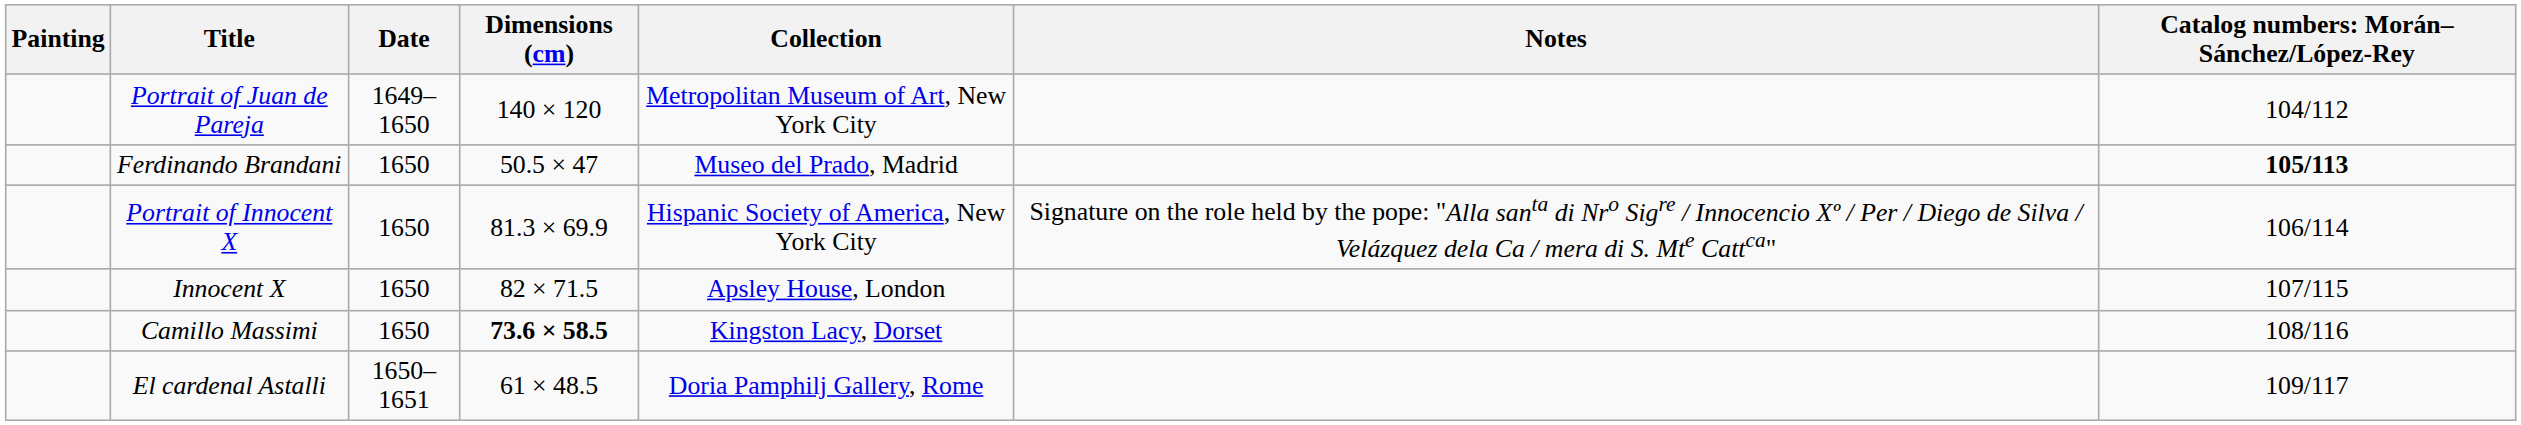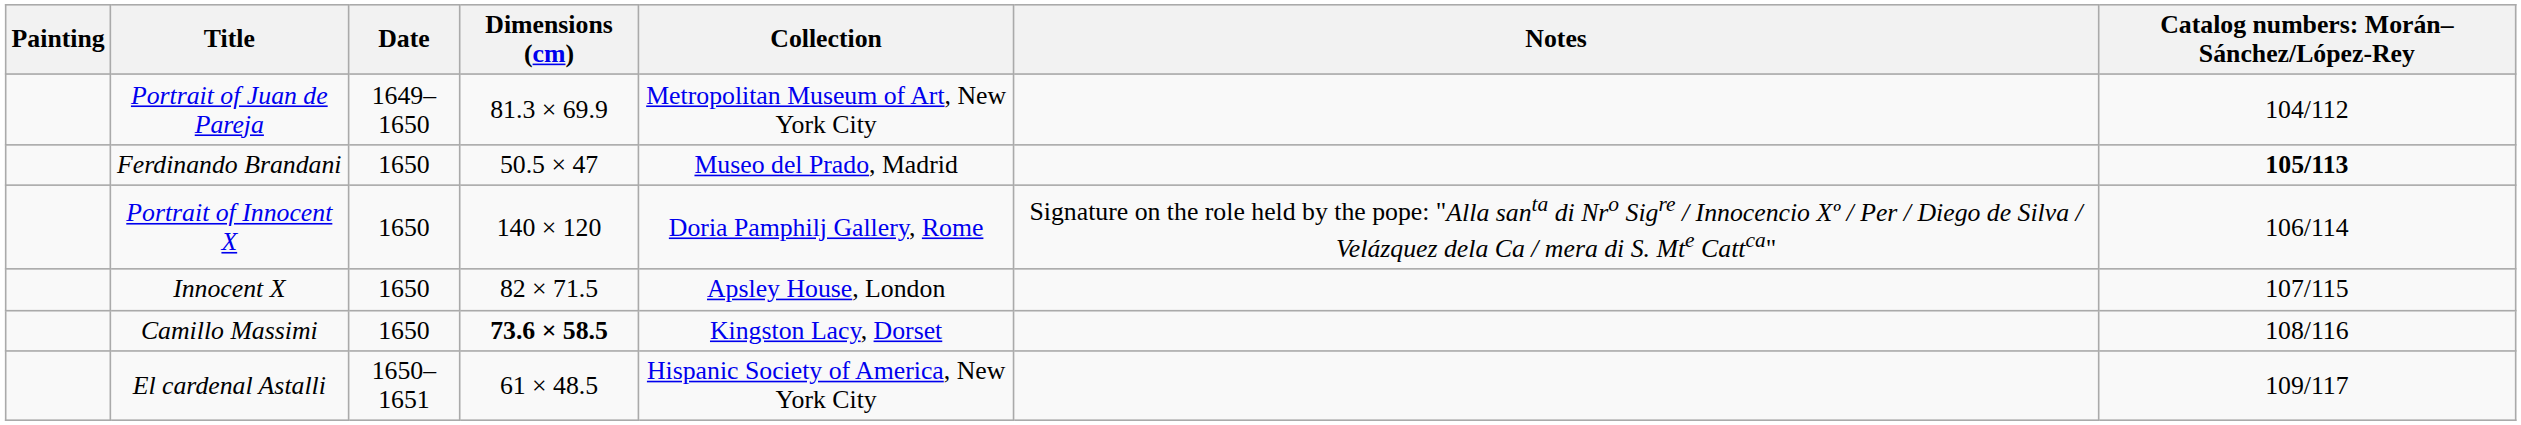(549, 109) 140 × 120 -> (549, 109) 81.3 × 69.9
(549, 226) 81.3 × 69.9 -> (549, 226) 140 × 120
(826, 226) Hispanic Society of America, New York City -> (826, 226) Doria Pamphilj Gallery, Rome
(826, 385) Doria Pamphilj Gallery, Rome -> (826, 385) Hispanic Society of America, New York City
